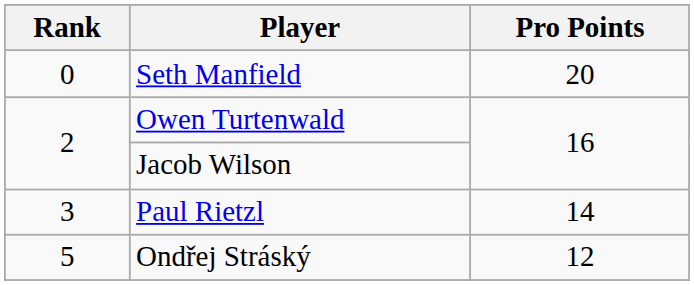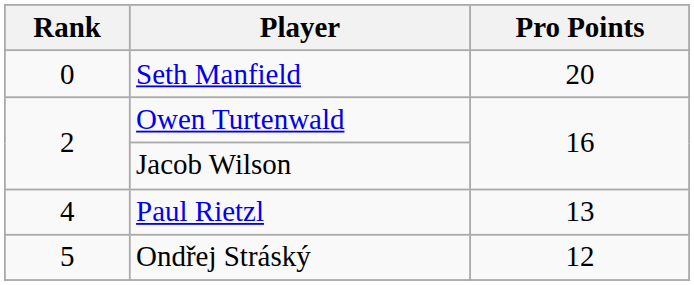(67, 211) 3 -> (67, 211) 4
(580, 211) 14 -> (580, 211) 13
